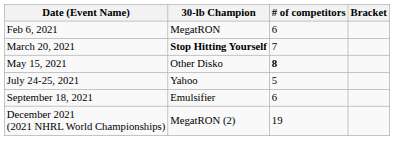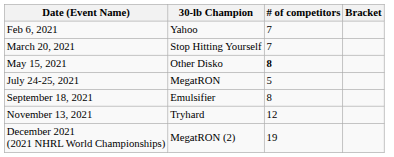(195, 30) MegatRON -> (184, 30) Yahoo
(275, 30) 6 -> (269, 30) 7
(219, 47) bold -> (216, 47) normal
(184, 81) Yahoo -> (195, 81) MegatRON
(275, 98) 6 -> (269, 98) 8
+ row: (50, 115)
